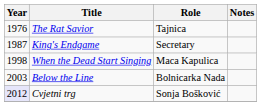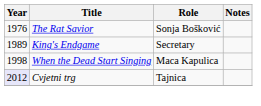(171, 28) Tajnica -> (188, 28) Sonja Bošković
(17, 45) 1987 -> (17, 45) 1989
- row: (63, 77)
(188, 93) Sonja Bošković -> (171, 77) Tajnica
